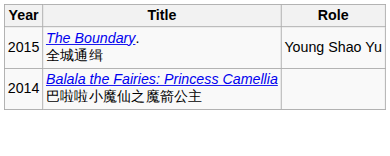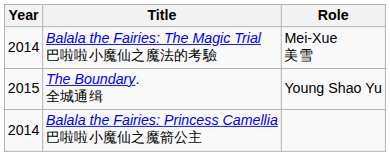+ row: (153, 46)
